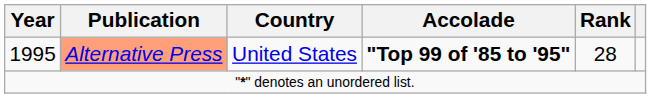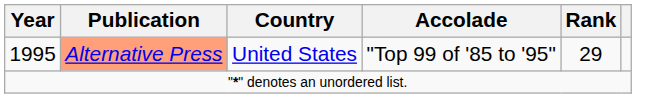(468, 53) bold -> (461, 53) normal
(605, 53) 28 -> (591, 53) 29
